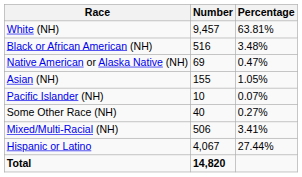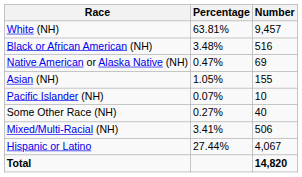columns swapped: (213, 12) <-> (266, 12)
